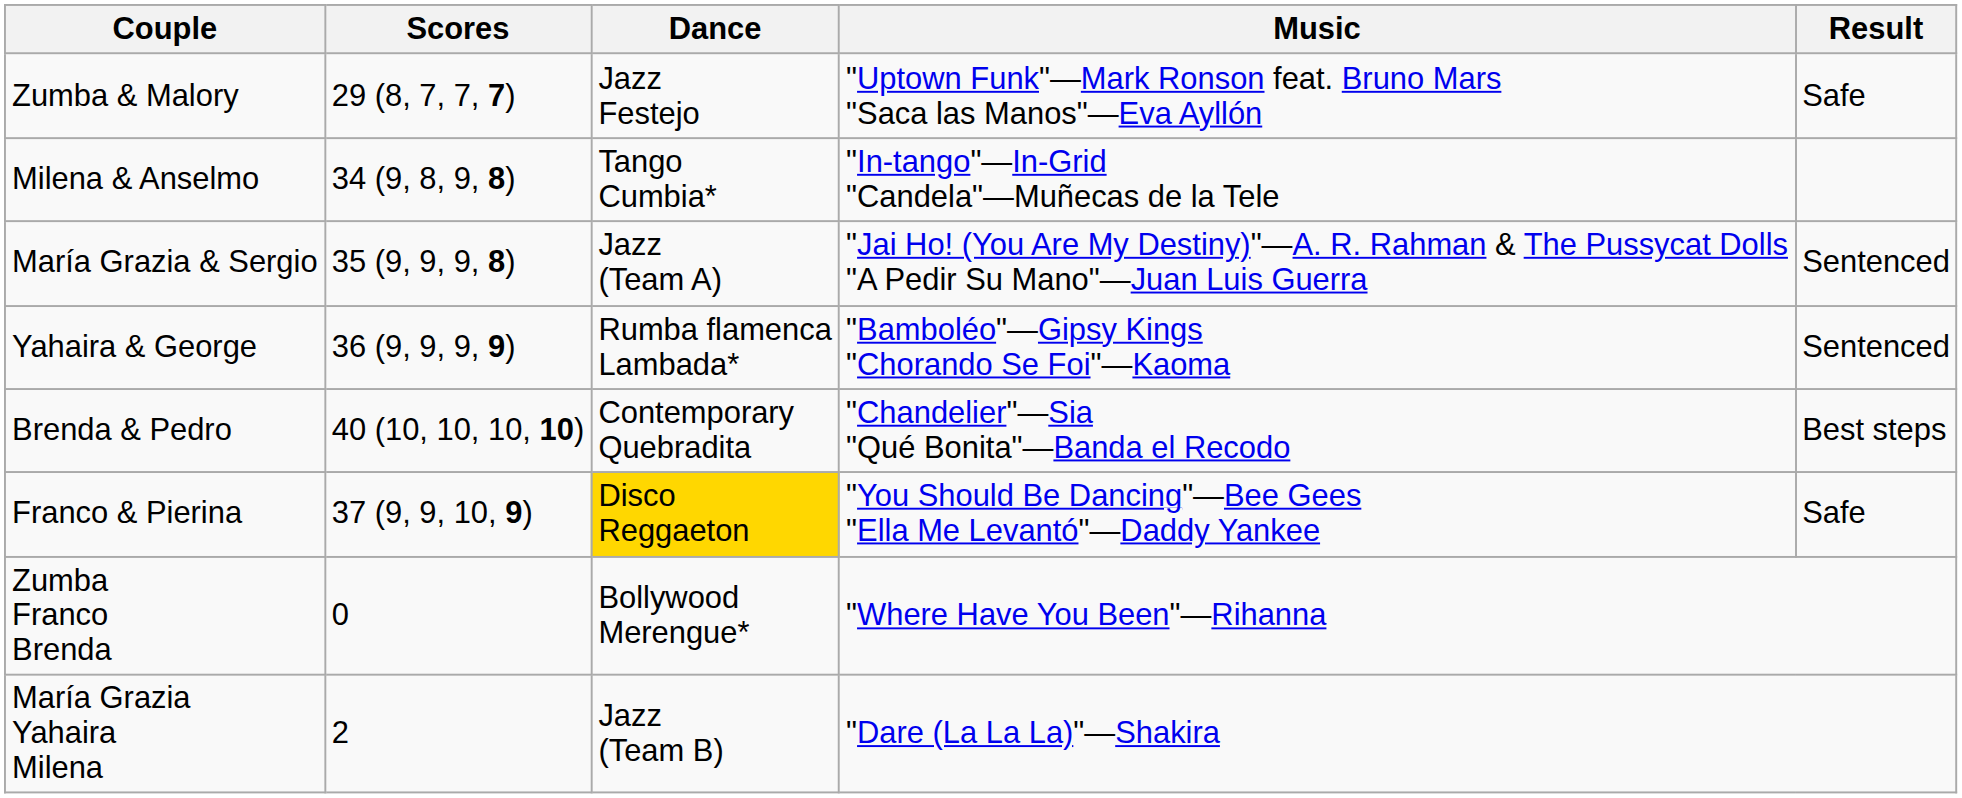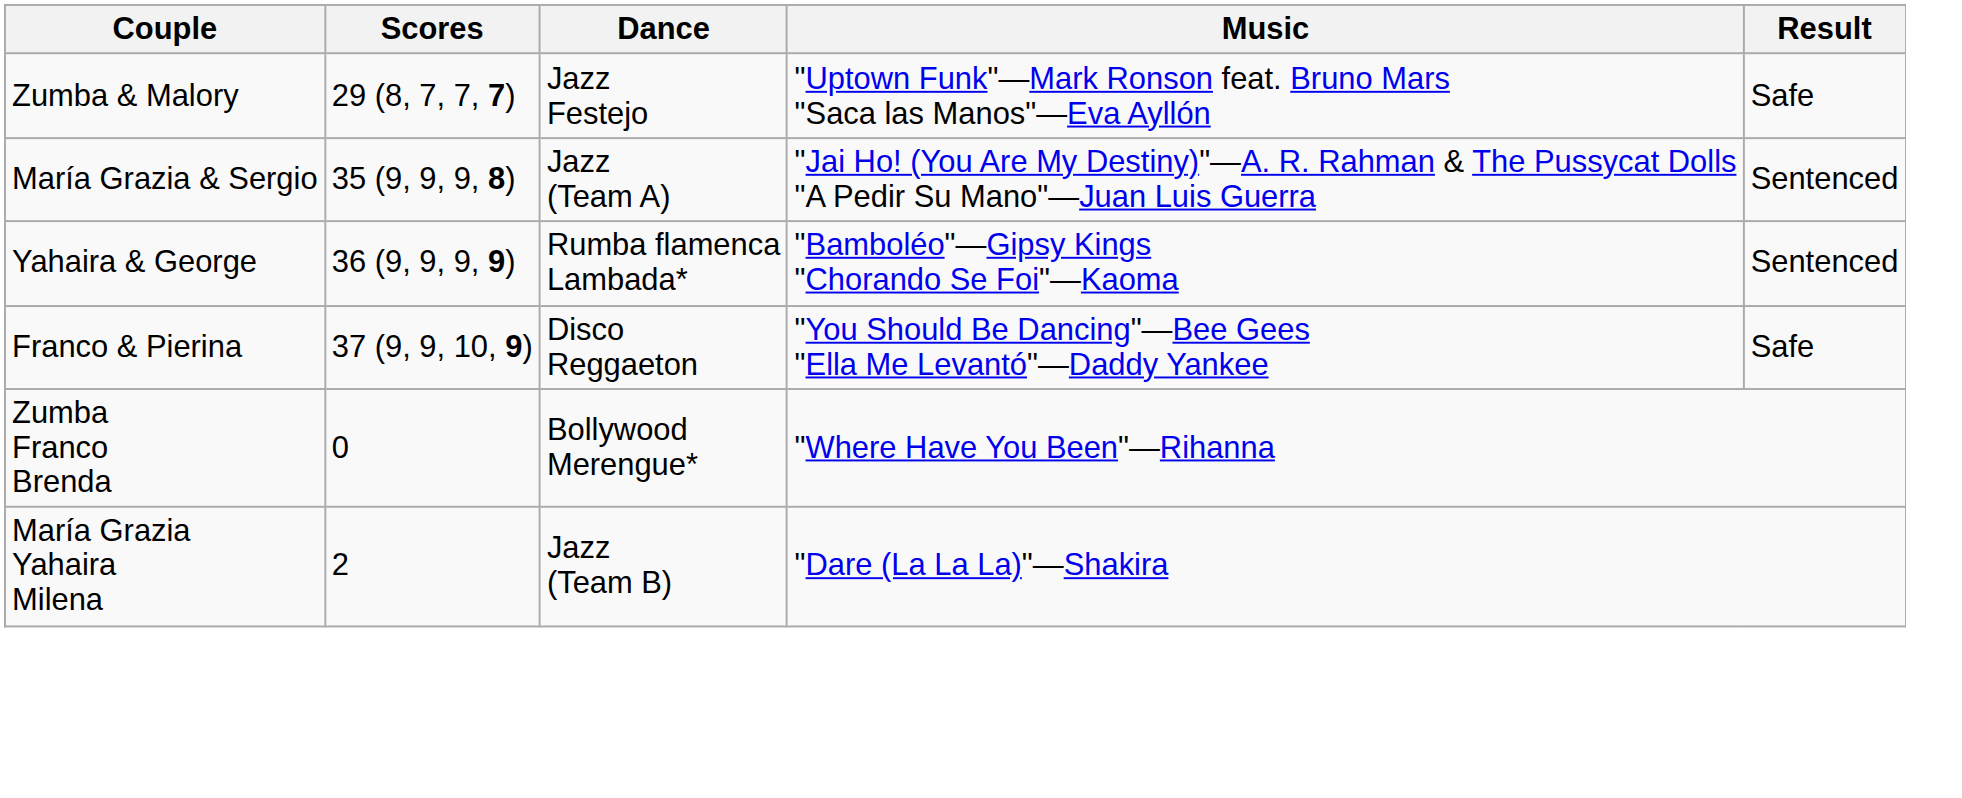- row: (136, 179)
- row: (122, 430)
(674, 513) gold background -> (622, 346) no background
